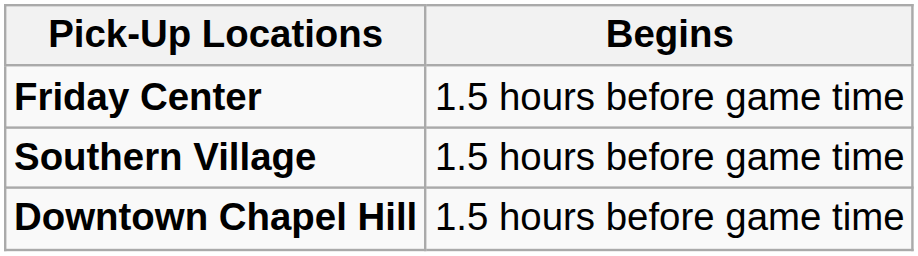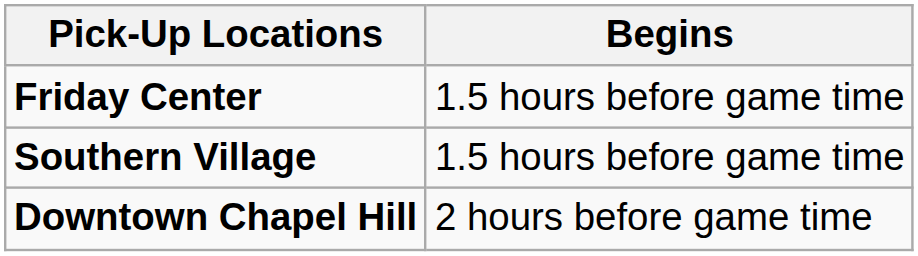(670, 217) 1.5 hours before game time -> (654, 217) 2 hours before game time
